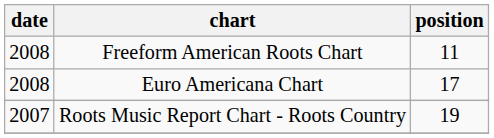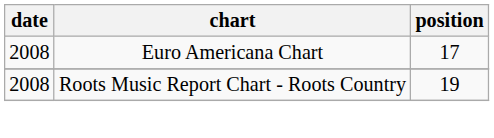- row: (232, 52)
(29, 116) 2007 -> (29, 84) 2008
